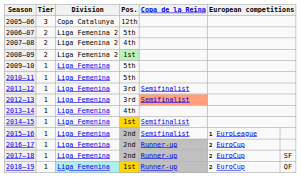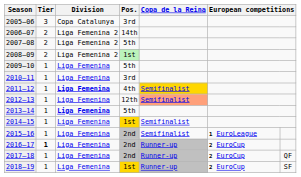(129, 21) 12th -> (129, 21) 3rd
(129, 32) 5th -> (129, 32) 14th
(129, 44) 4th -> (129, 44) 5th
(129, 77) 5th -> (129, 77) 3rd
(84, 89) normal -> (84, 89) bold
(129, 89) 3rd -> (129, 89) 4th
(165, 89) no background -> (165, 89) gold background
(129, 100) 3rd -> (129, 100) 12th
(84, 111) normal -> (84, 111) bold
(129, 111) 4th -> (129, 111) 5th
(46, 145) normal -> (46, 145) bold
(288, 156) SF -> (288, 156) QF
(84, 167) paleturquoise background -> (84, 167) no background
(288, 167) QF -> (288, 167) SF
